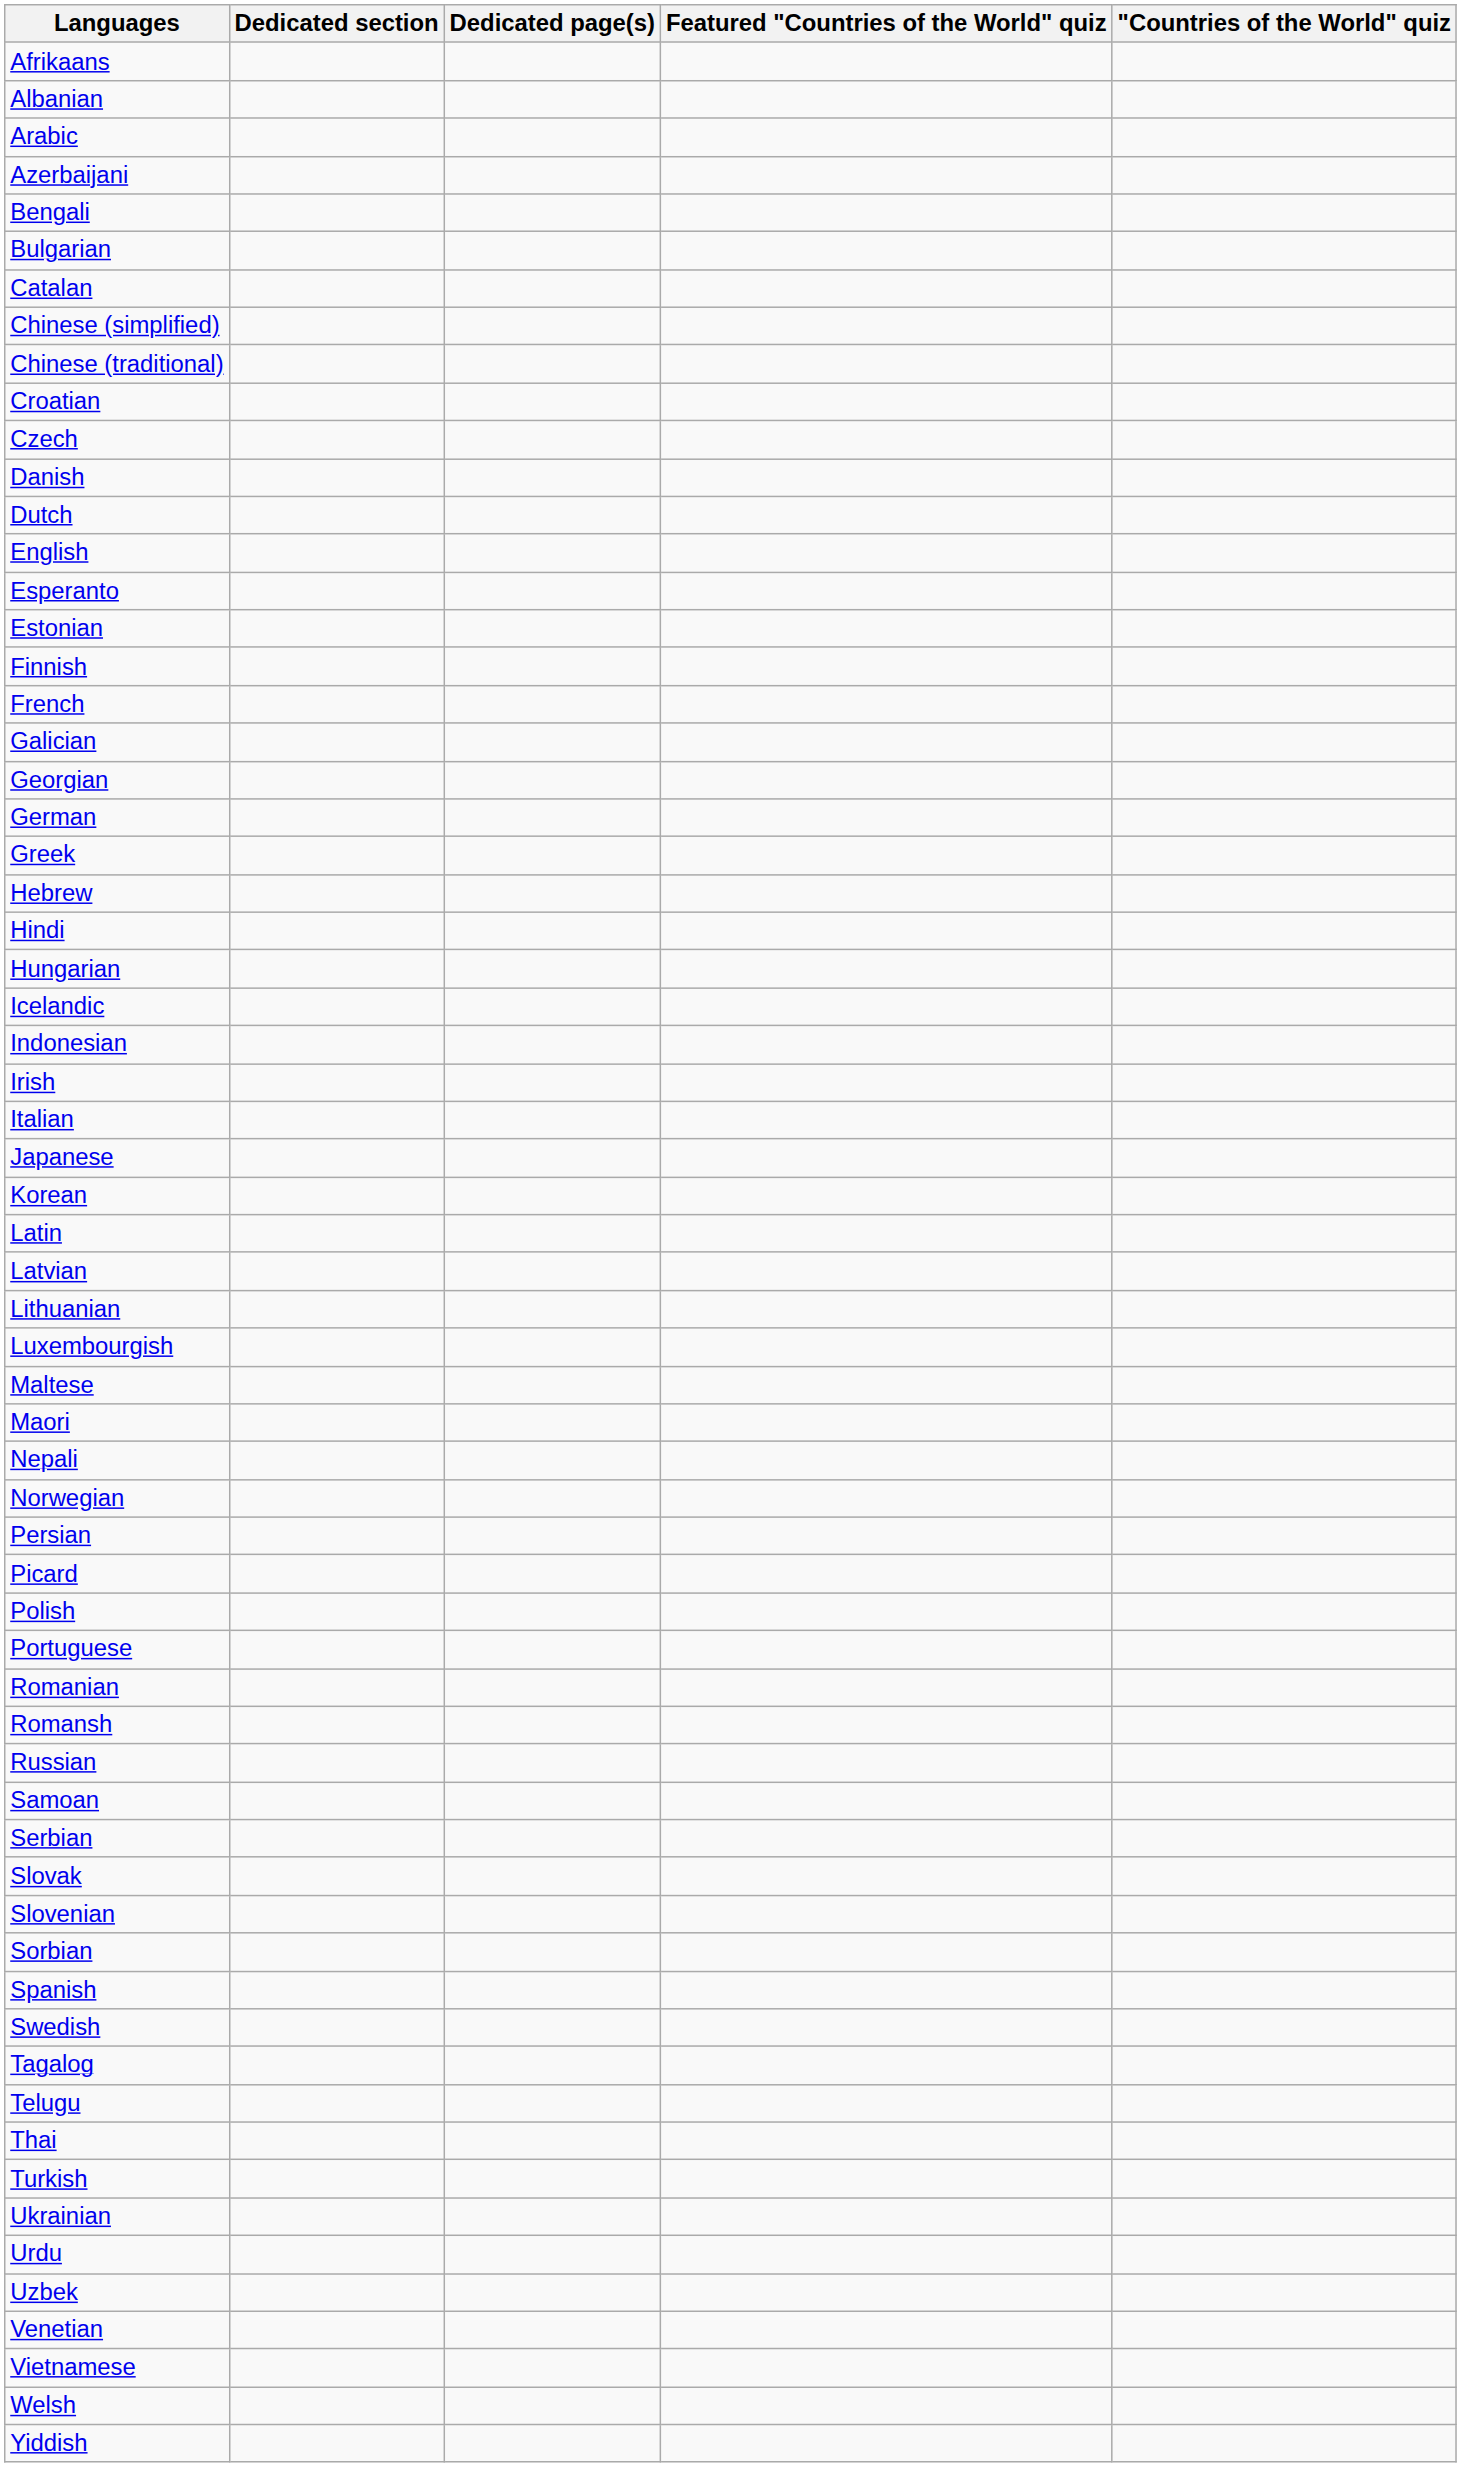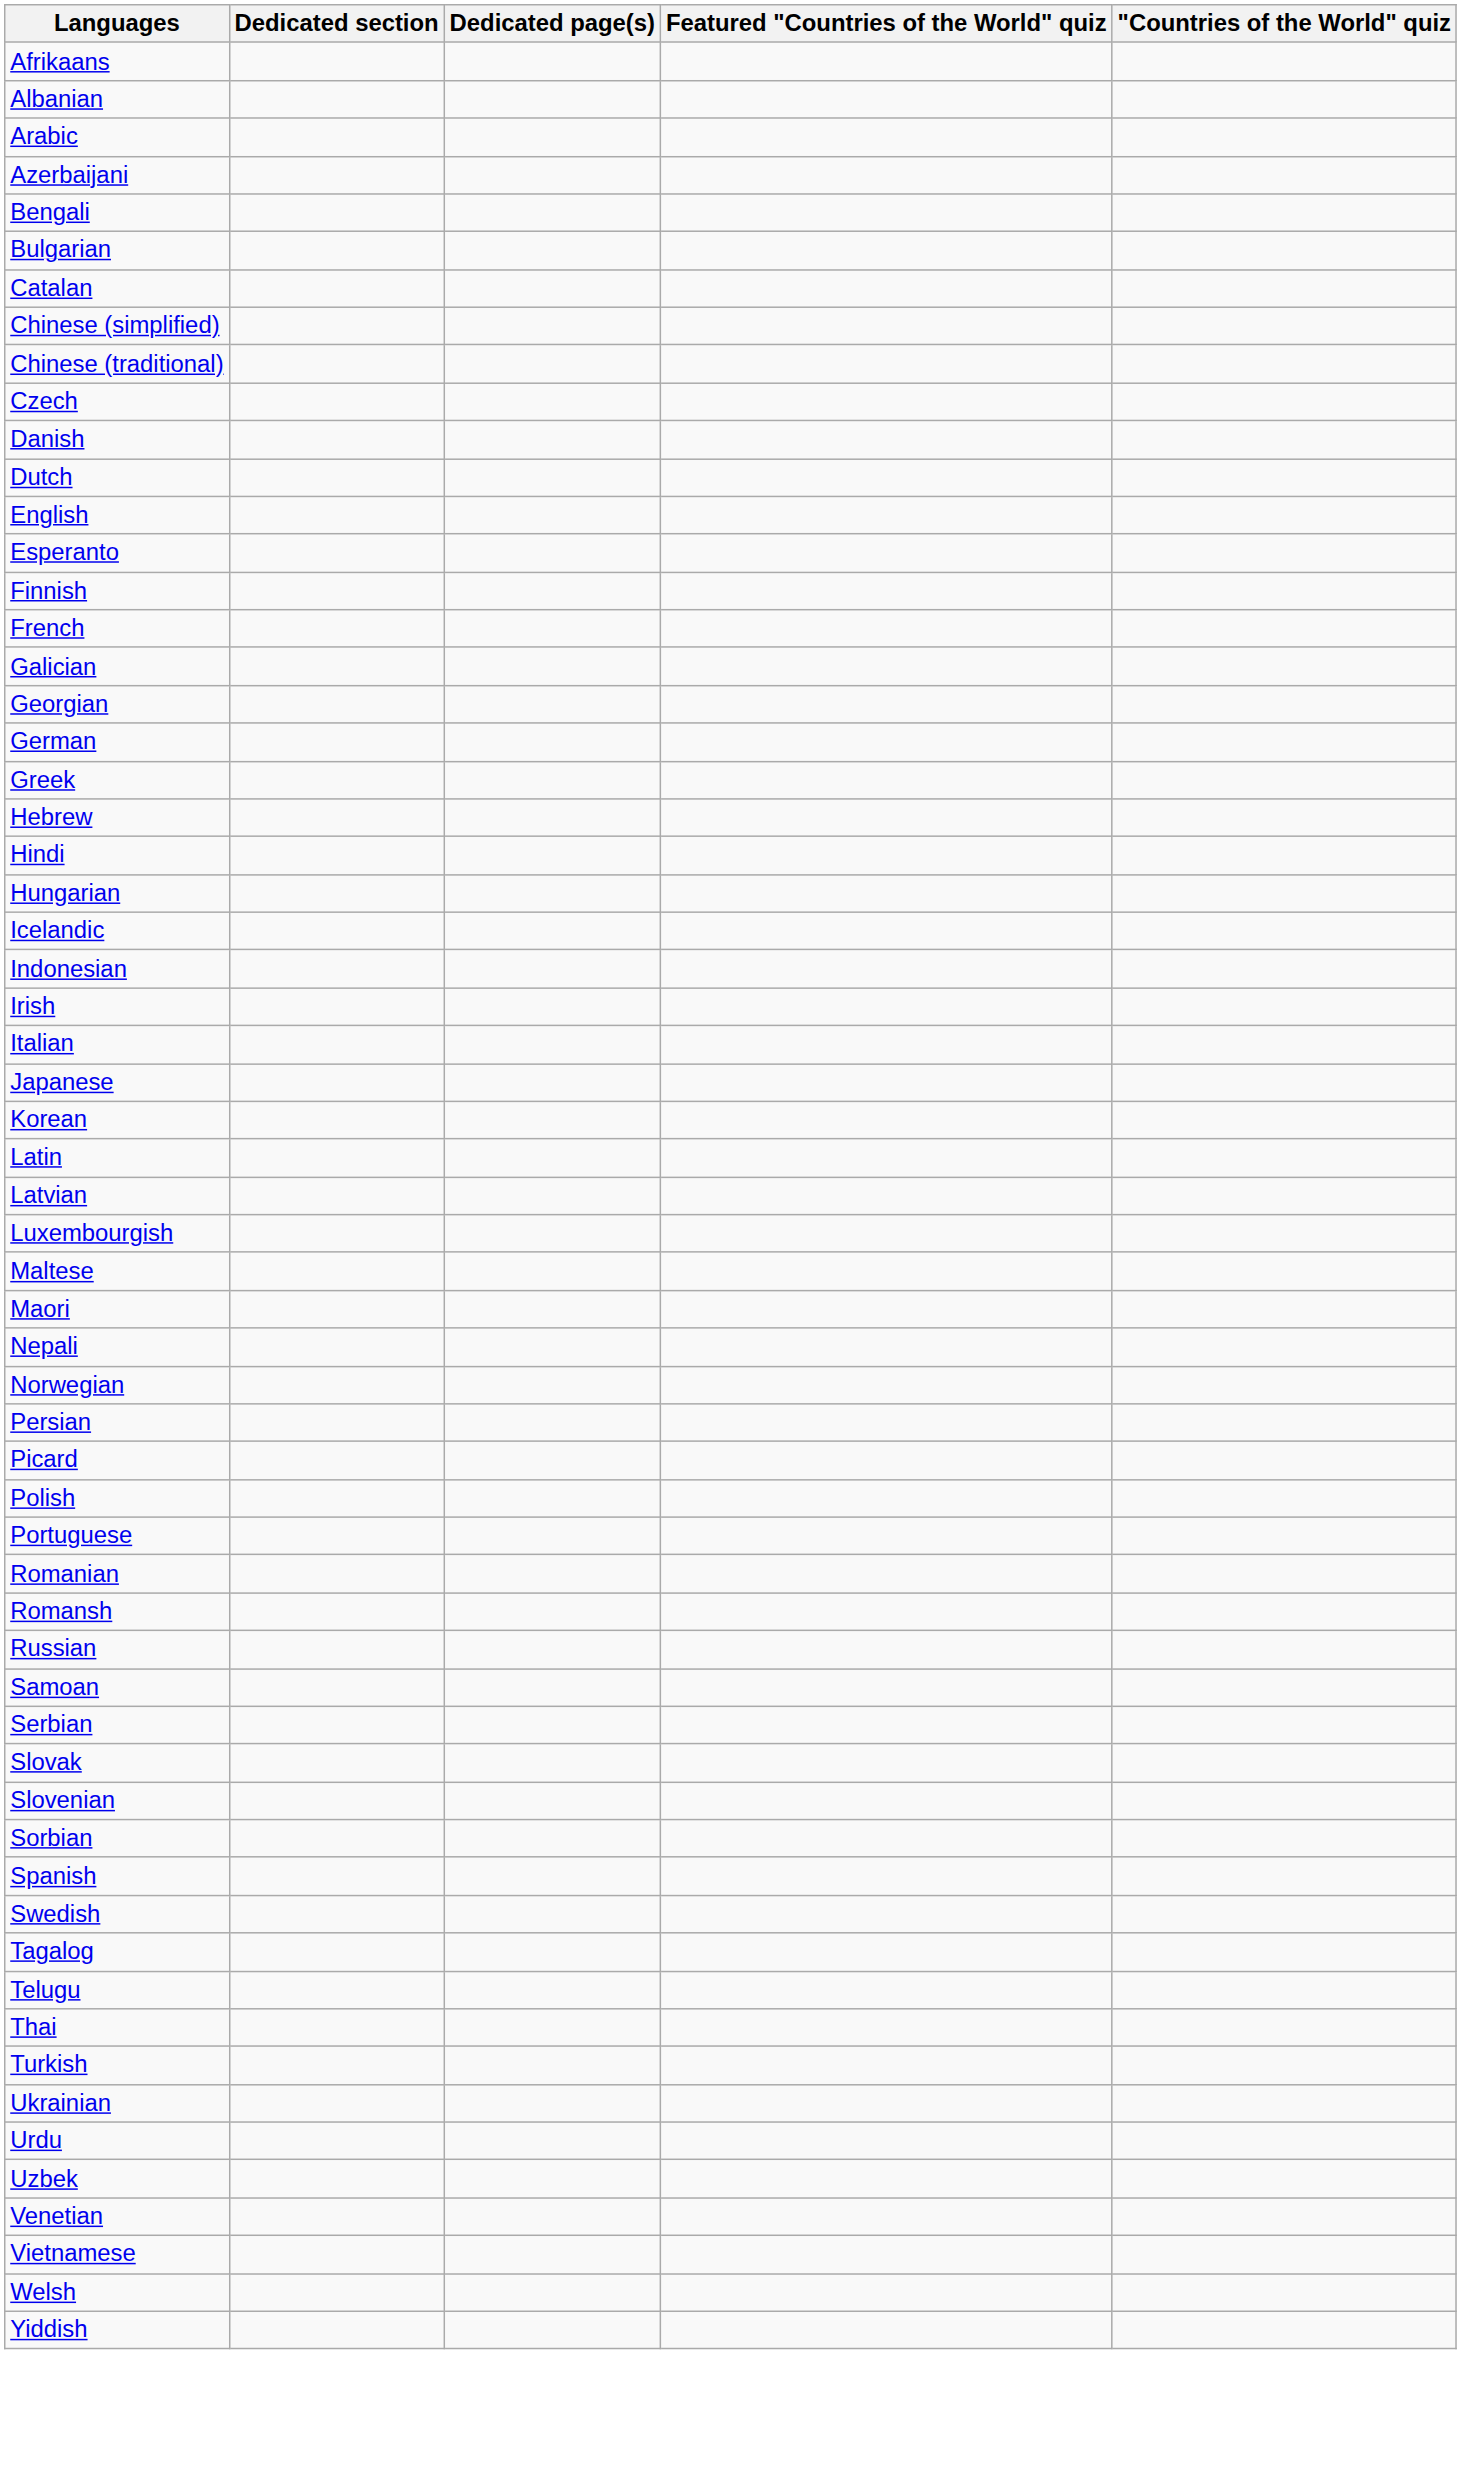- row: (55, 401)
- row: (57, 628)
- row: (65, 1308)
